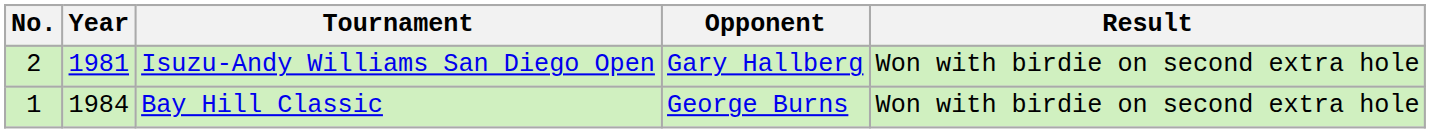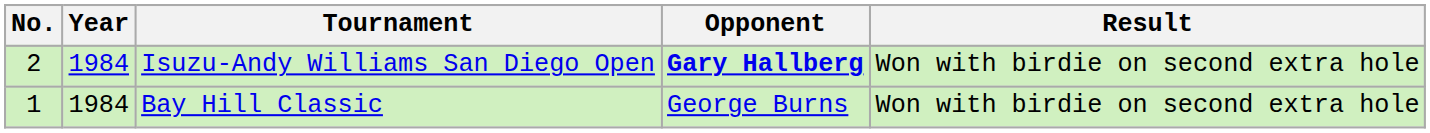(99, 66) 1981 -> (99, 66) 1984
(765, 66) normal -> (765, 66) bold
